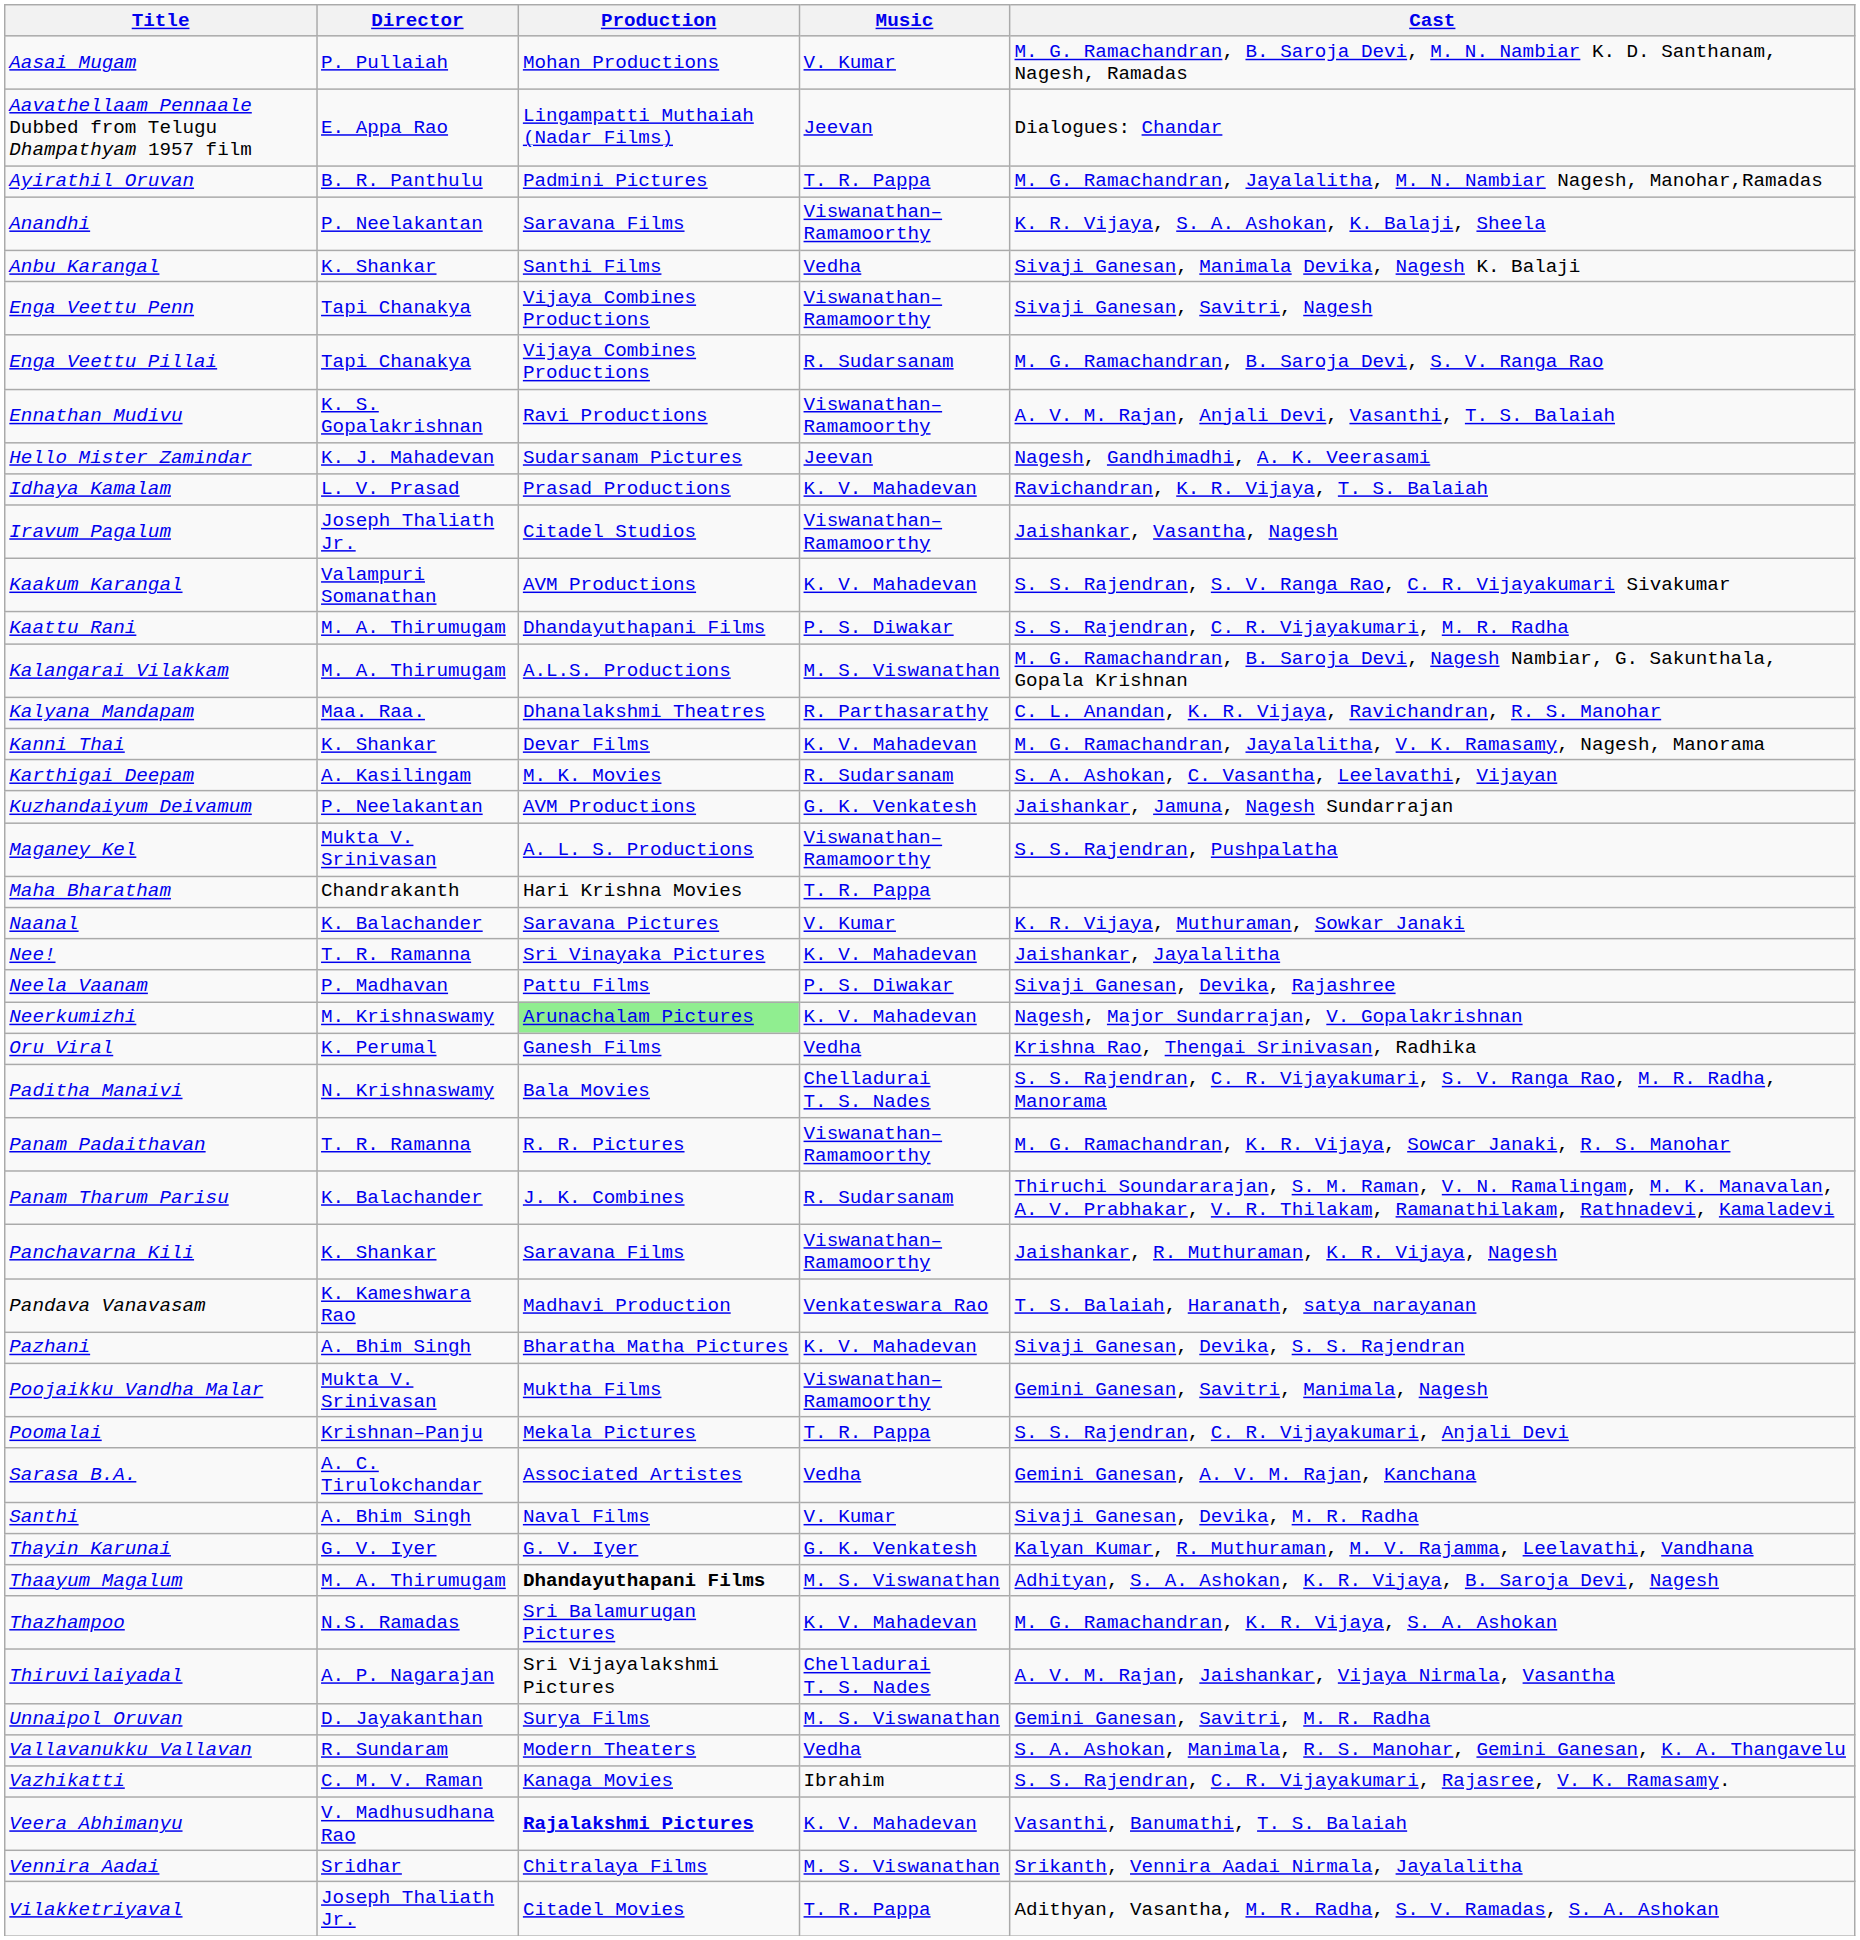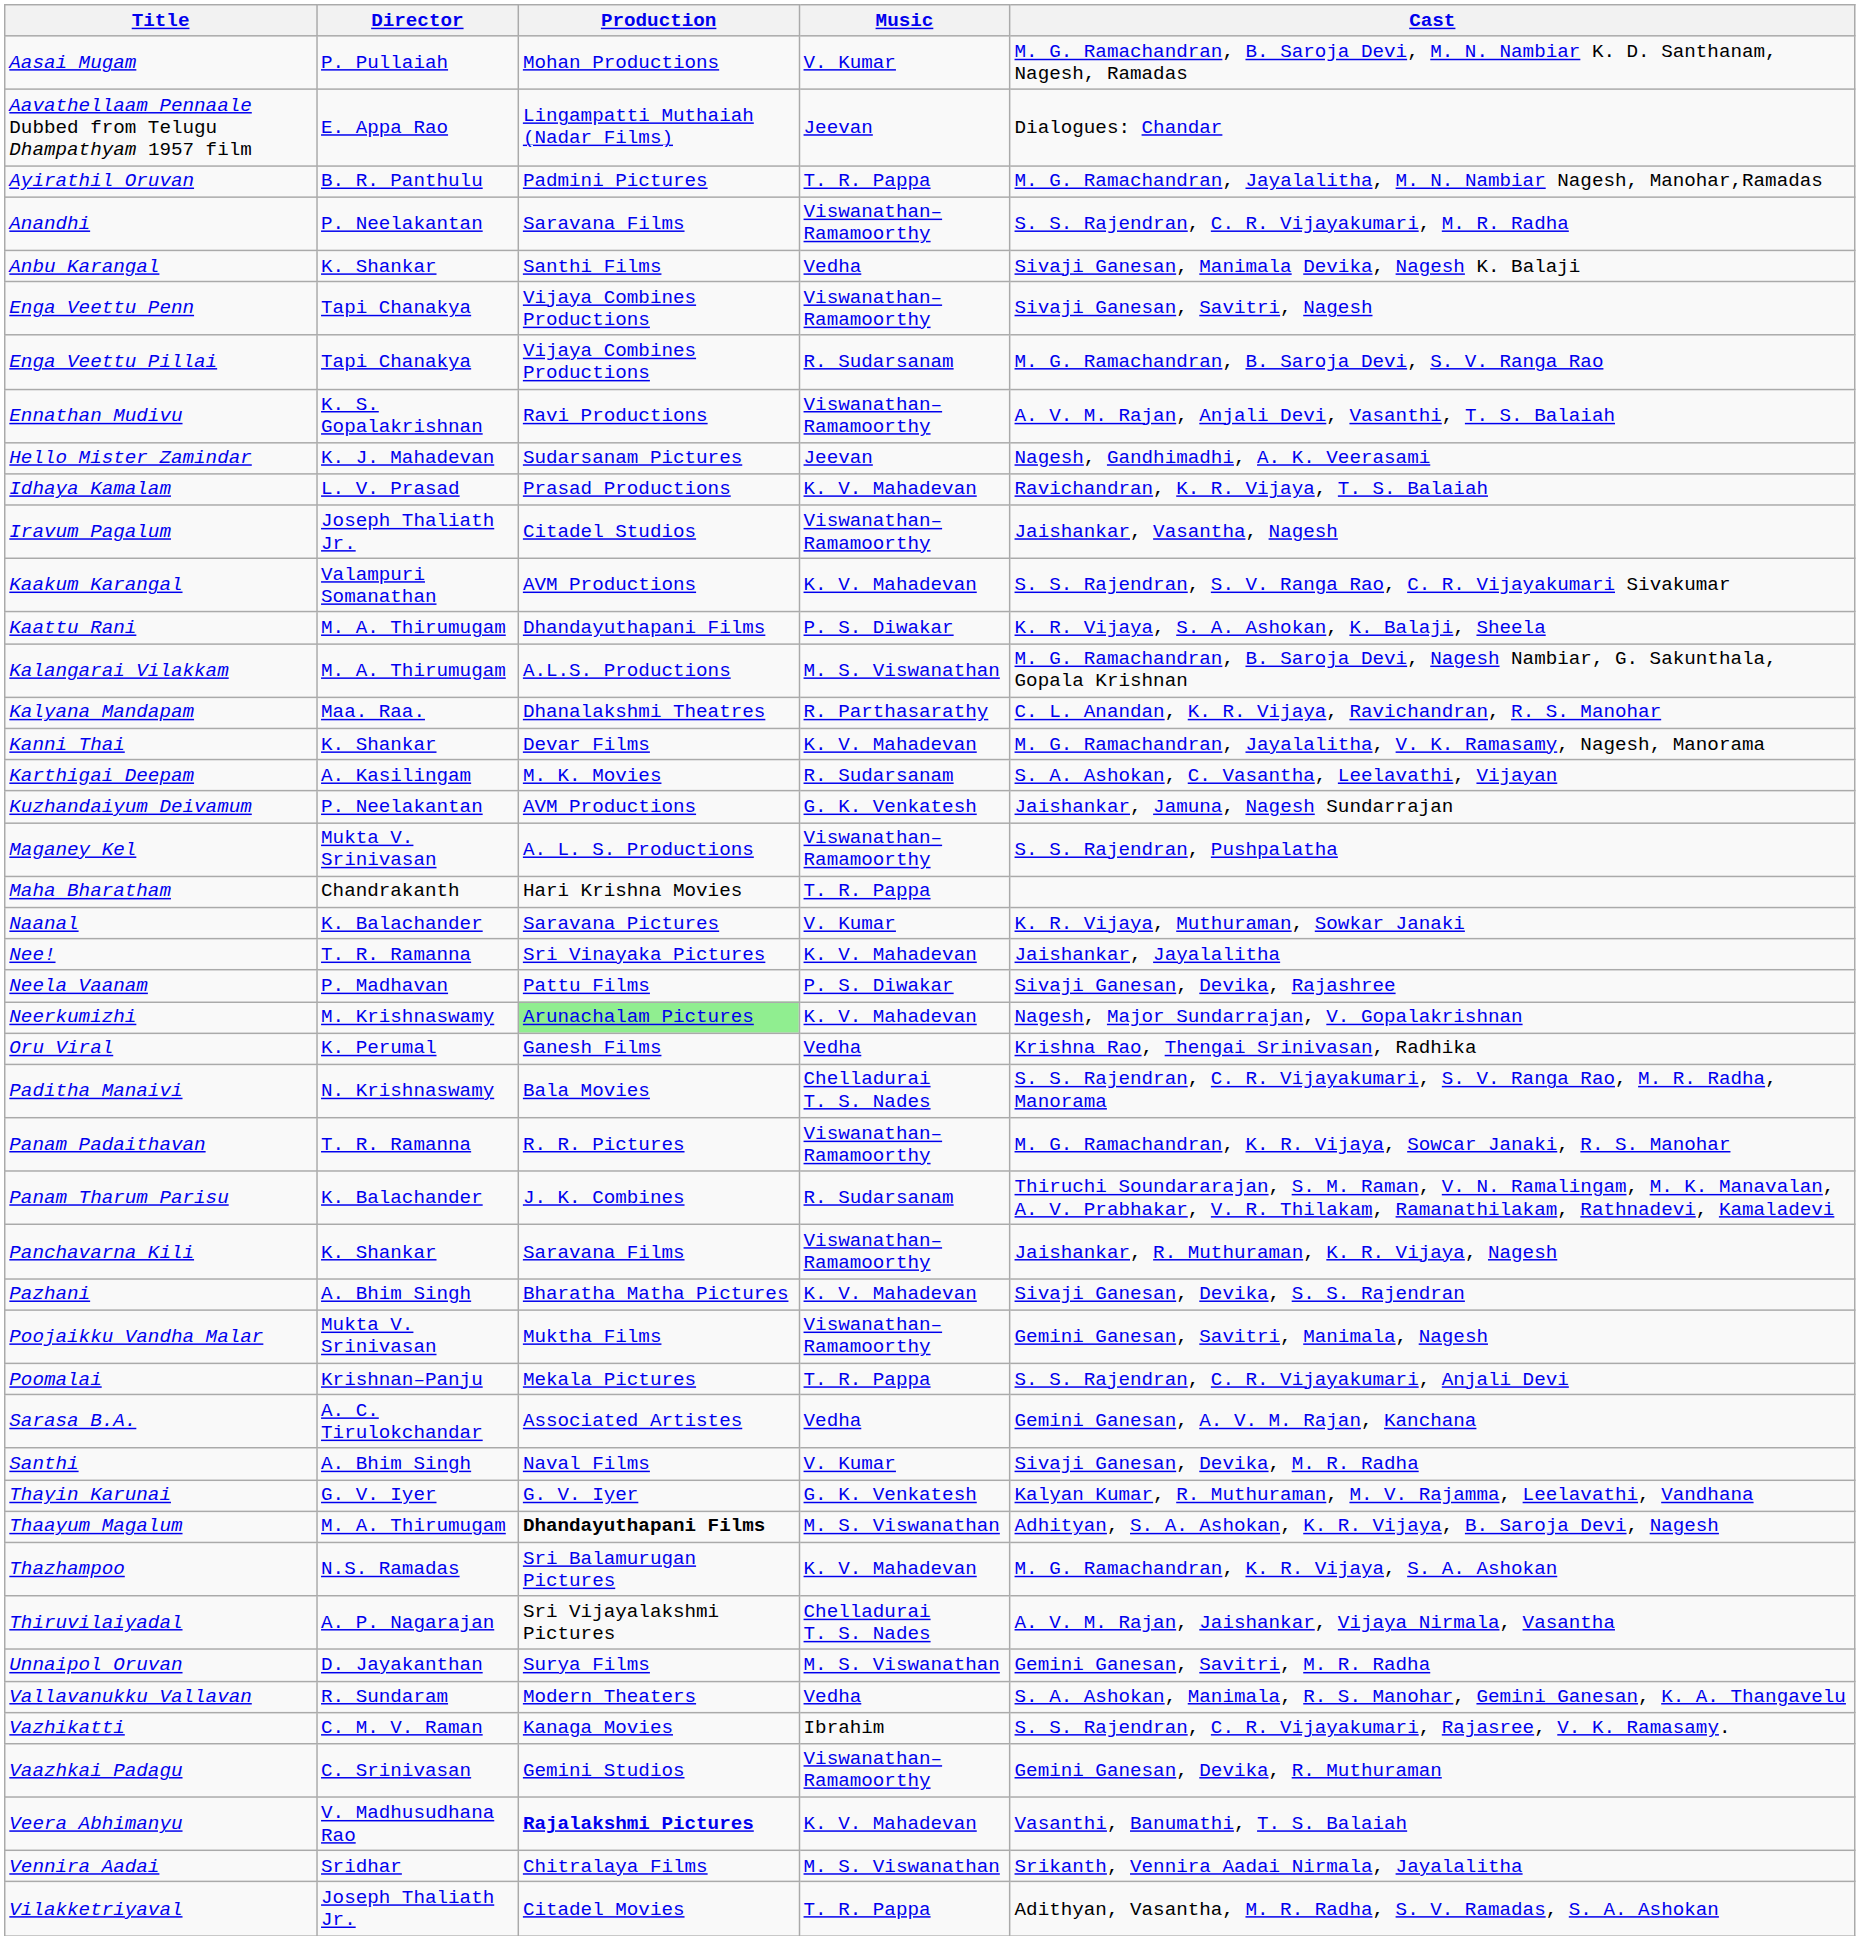(1280, 224) K. R. Vijaya, S. A. Ashokan, K. Balaji, Sheela -> (1292, 224) S. S. Rajendran, C. R. Vijayakumari, M. R. Radha
(1292, 628) S. S. Rajendran, C. R. Vijayakumari, M. R. Radha -> (1280, 628) K. R. Vijaya, S. A. Ashokan, K. Balaji, Sheela
- row: (107, 1305)
+ row: (96, 1770)
